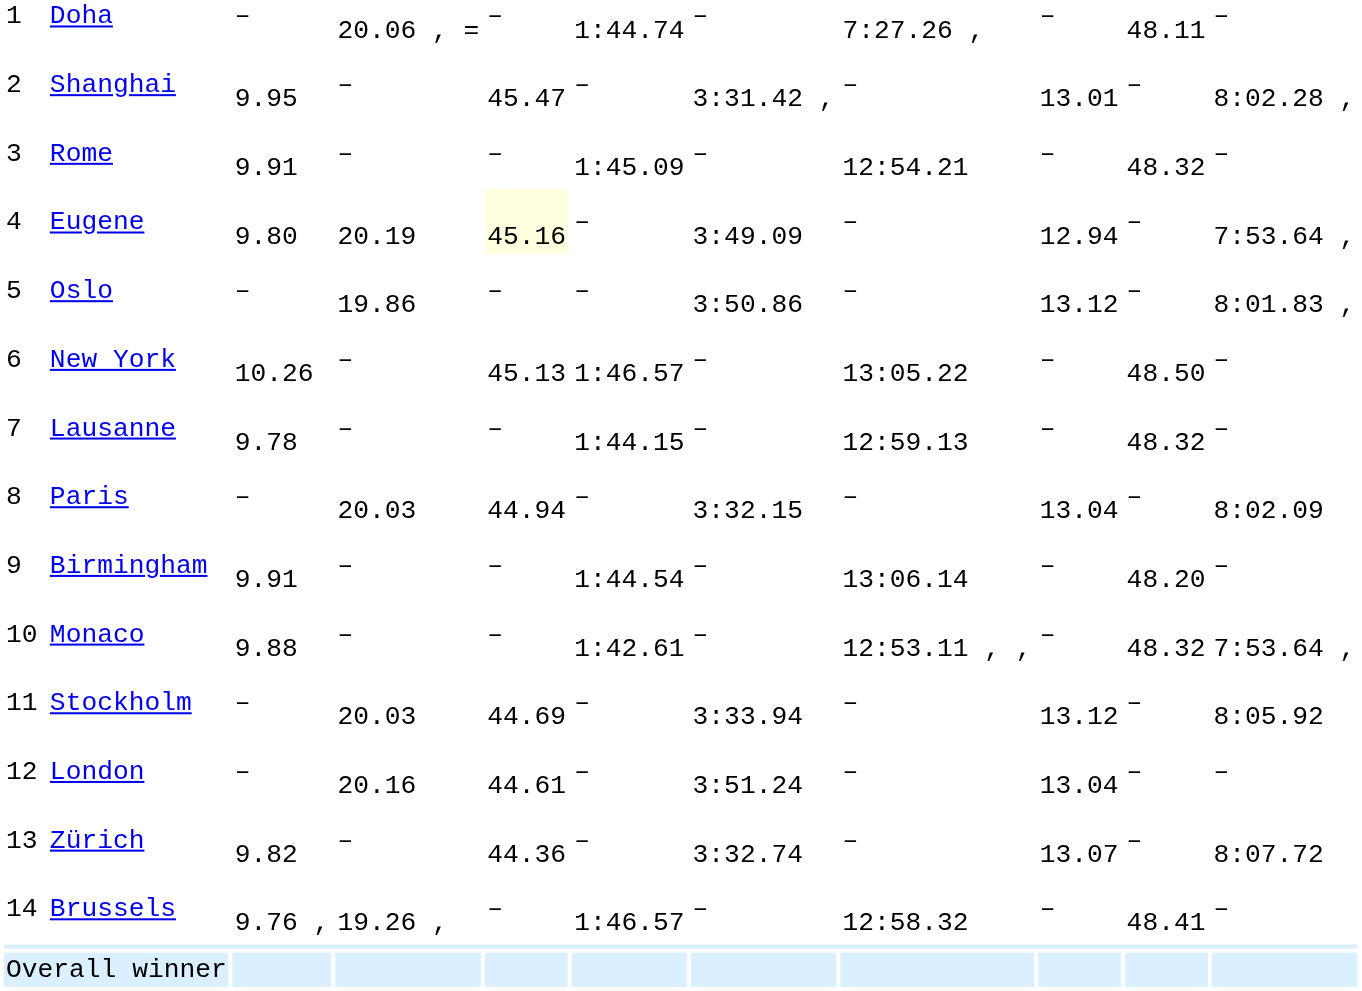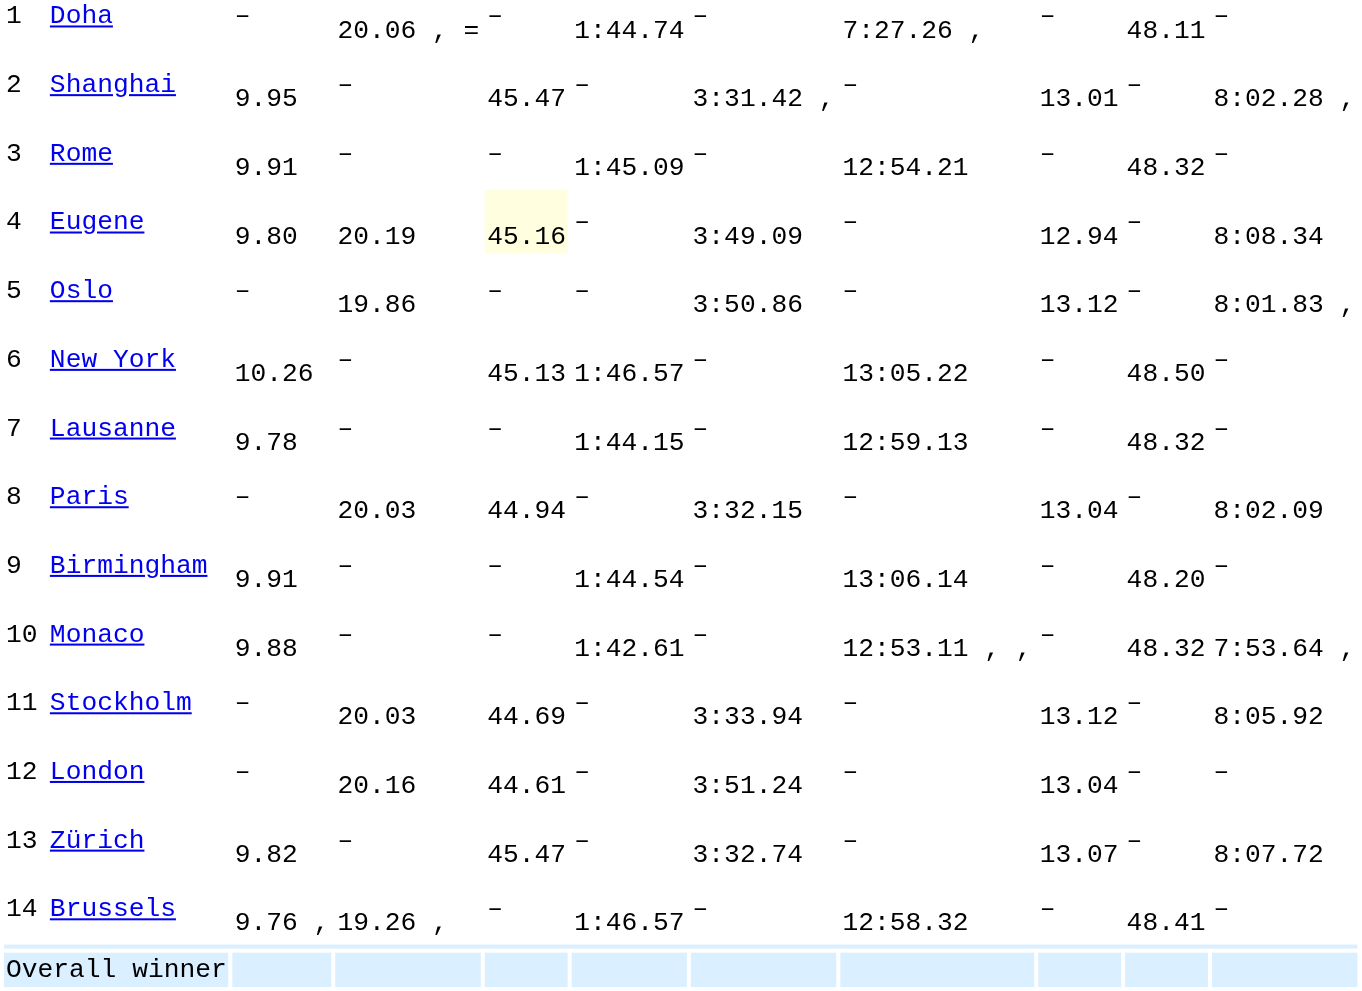(1284, 237) 7:53.64 , -> (1269, 237) 8:08.34
(527, 855) 44.36 -> (527, 855) 45.47
